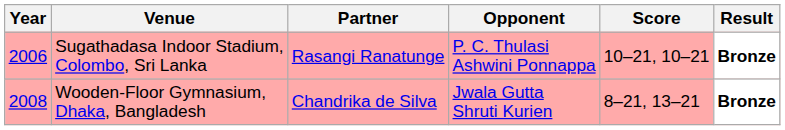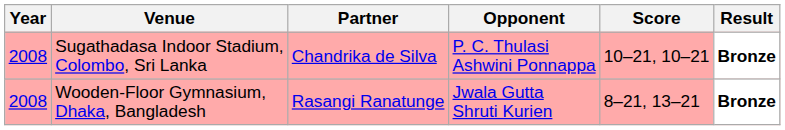(28, 56) 2006 -> (28, 56) 2008
(368, 56) Rasangi Ranatunge -> (364, 56) Chandrika de Silva
(364, 102) Chandrika de Silva -> (368, 102) Rasangi Ranatunge
